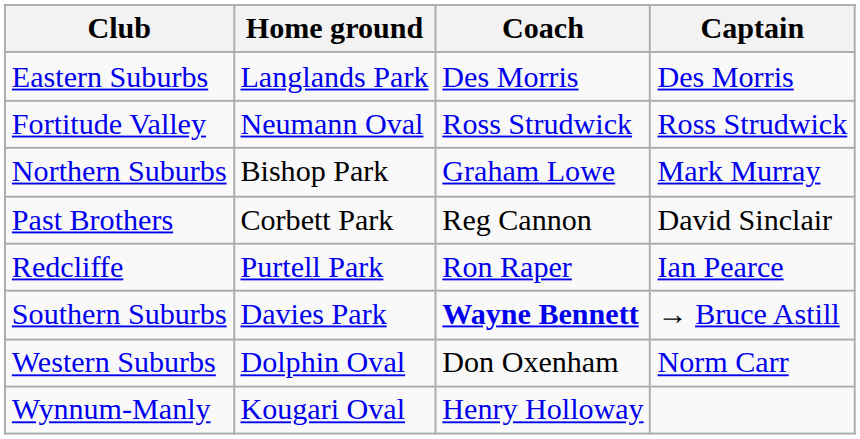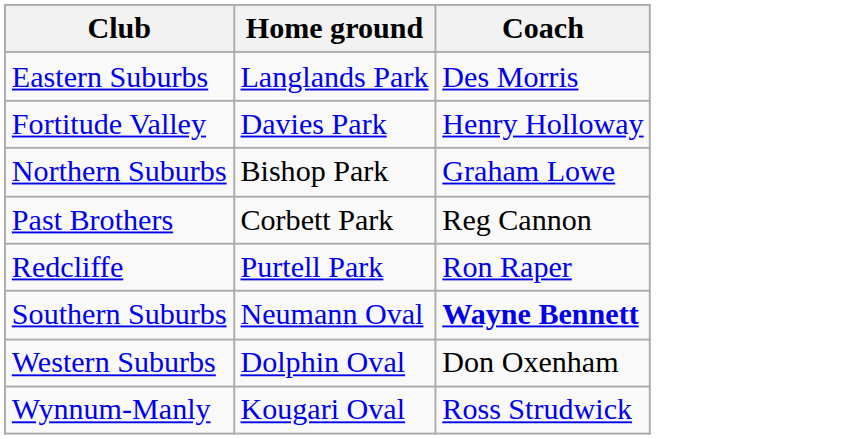- column: (752, 28)
(332, 123) Neumann Oval -> (314, 123) Davies Park
(537, 123) Ross Strudwick -> (543, 123) Henry Holloway
(314, 314) Davies Park -> (332, 314) Neumann Oval
(543, 409) Henry Holloway -> (537, 409) Ross Strudwick
